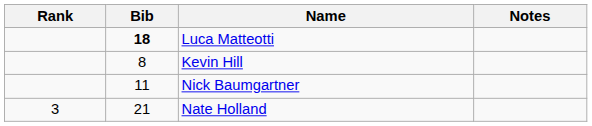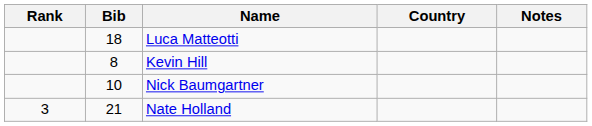+ column: (437, 16)
(142, 39) bold -> (114, 39) normal
(142, 86) 11 -> (114, 86) 10
